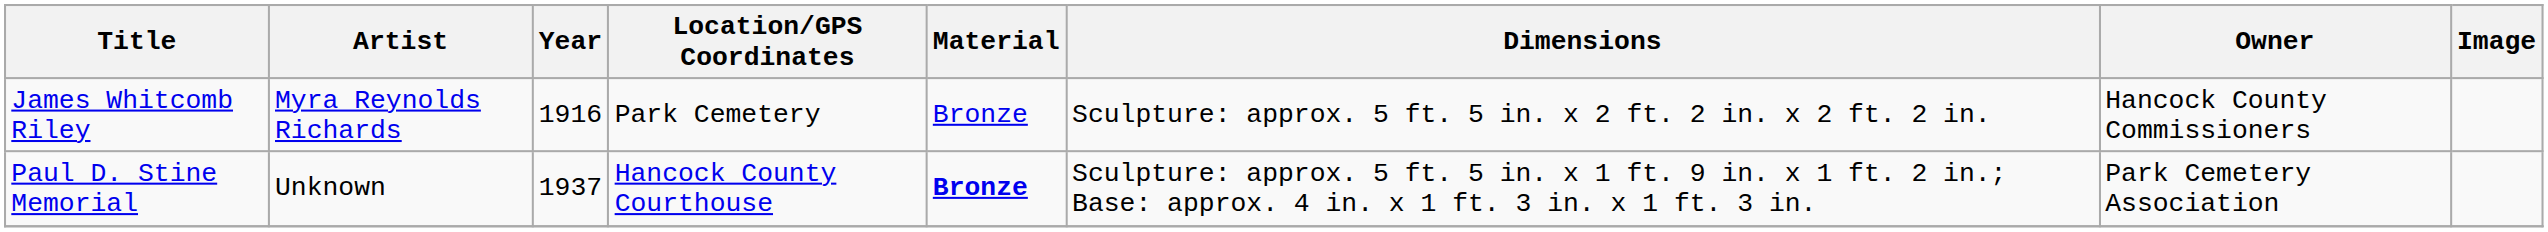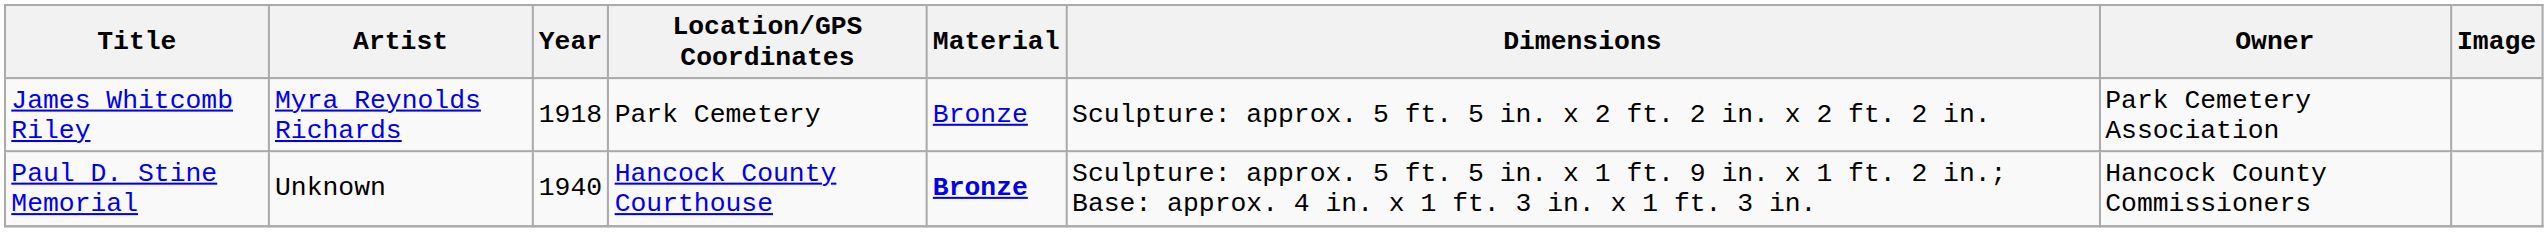(570, 115) 1916 -> (570, 115) 1918
(2216, 115) Hancock County Commissioners -> (2208, 115) Park Cemetery Association
(570, 189) 1937 -> (570, 189) 1940
(2208, 189) Park Cemetery Association -> (2216, 189) Hancock County Commissioners
